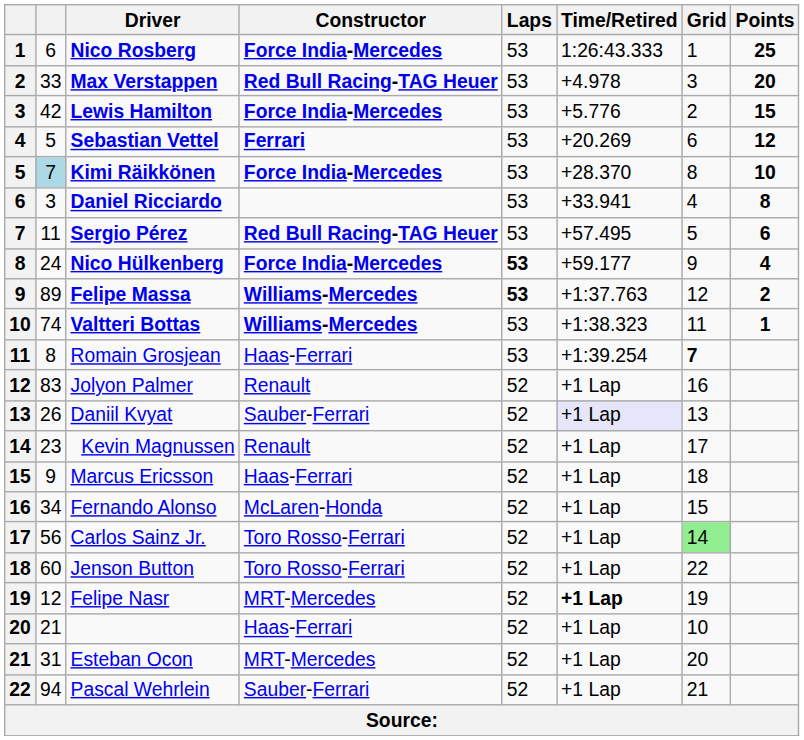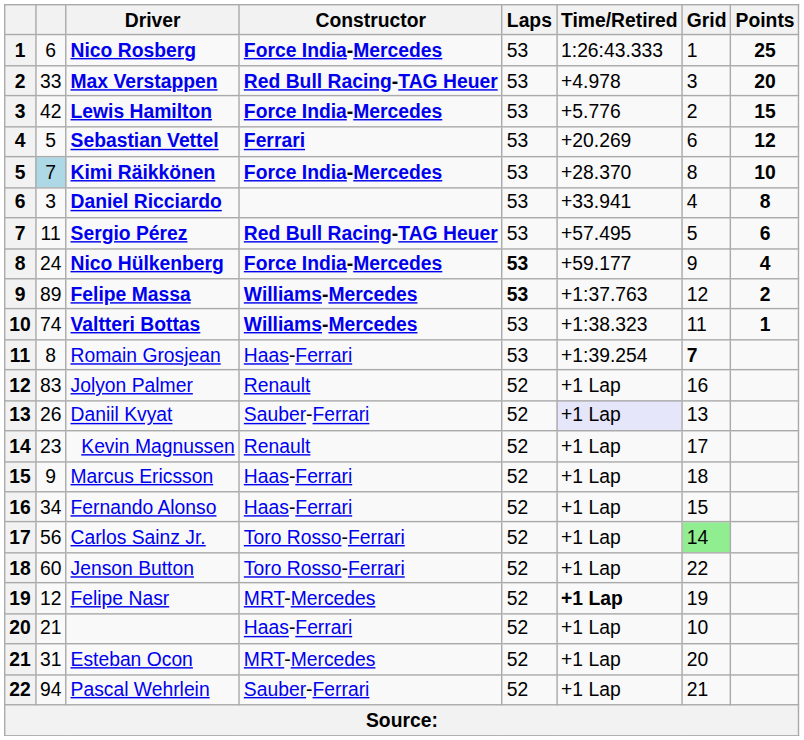(313, 507) McLaren-Honda -> (298, 507) Haas-Ferrari
